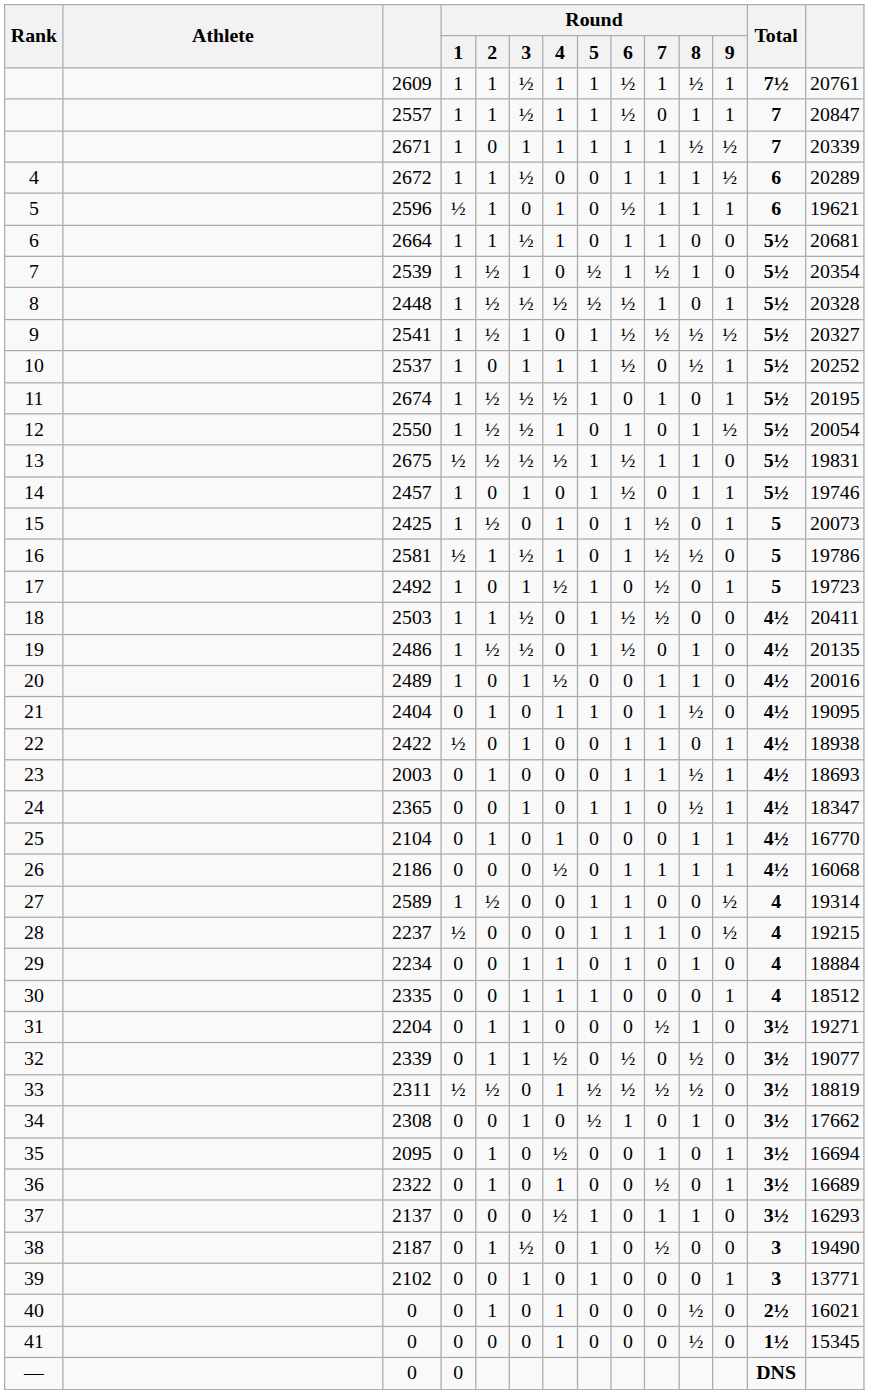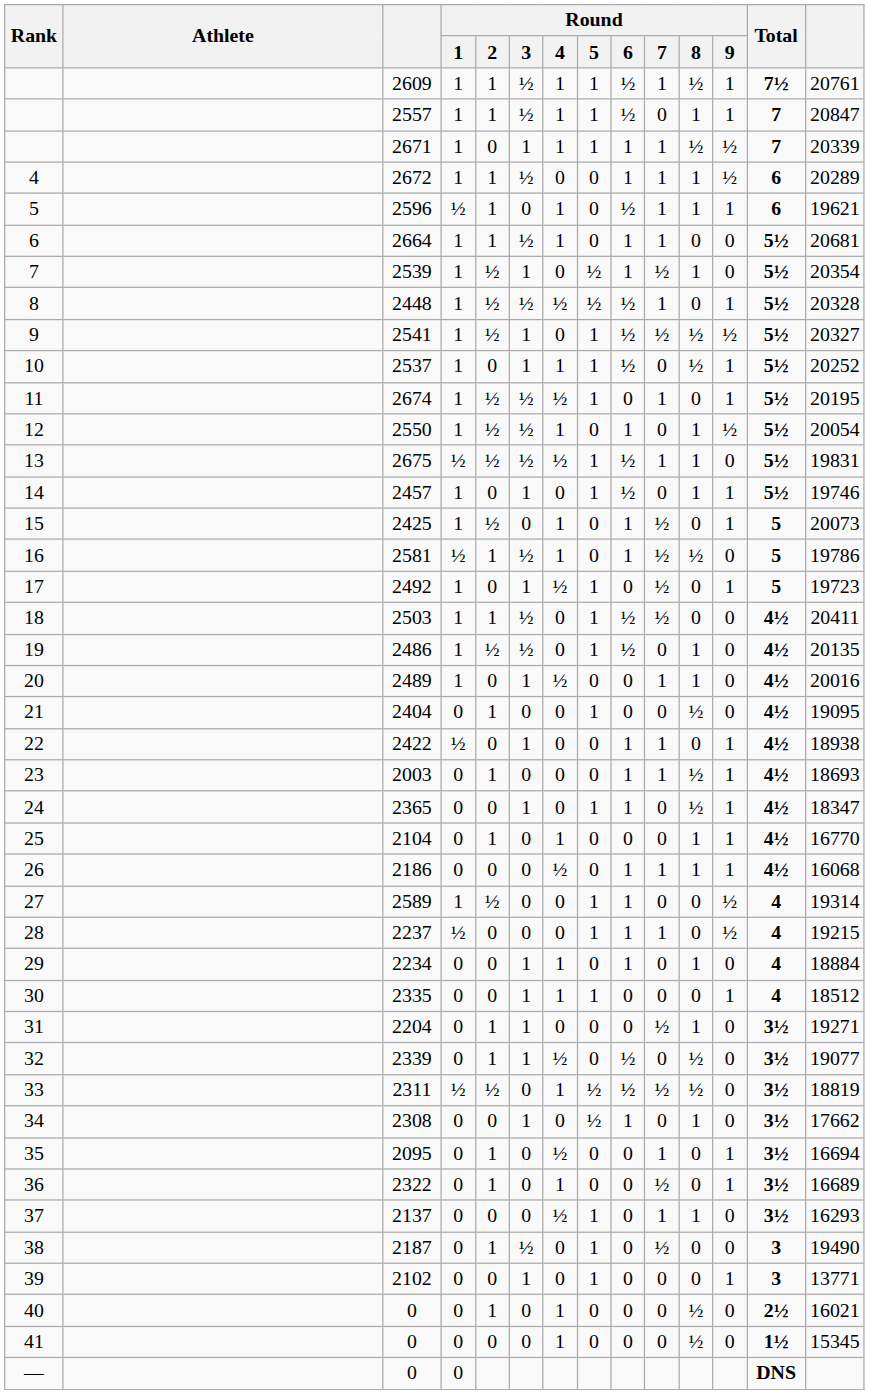(560, 712) 1 -> (560, 712) 0
(662, 712) 1 -> (662, 712) 0
